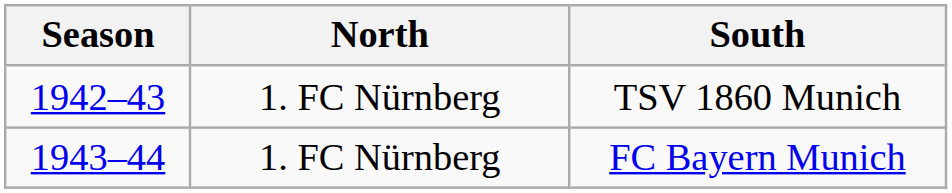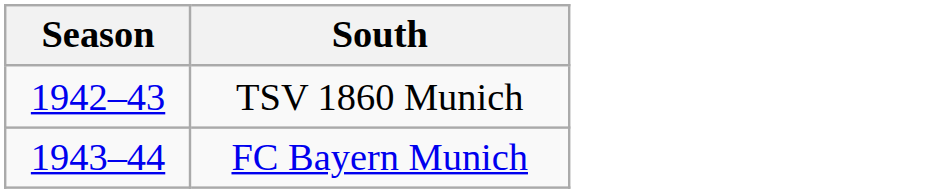- column: (380, 34)
